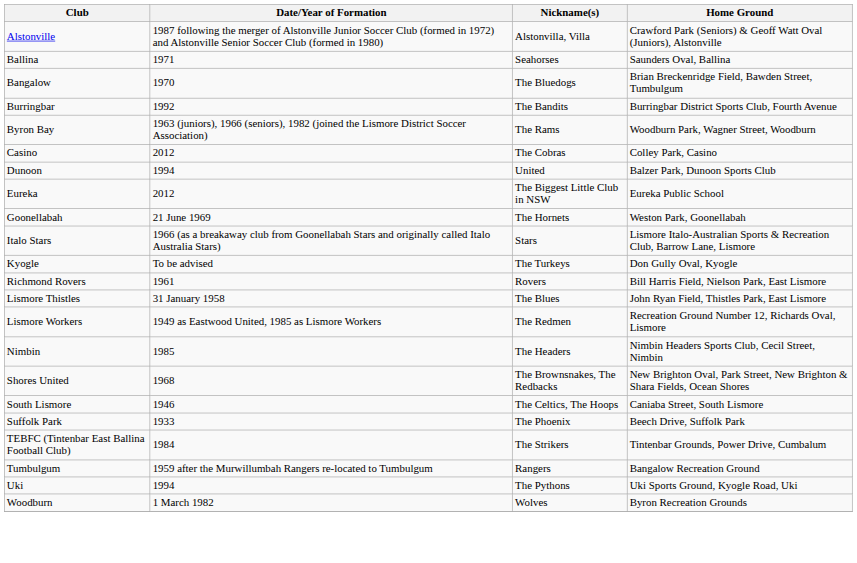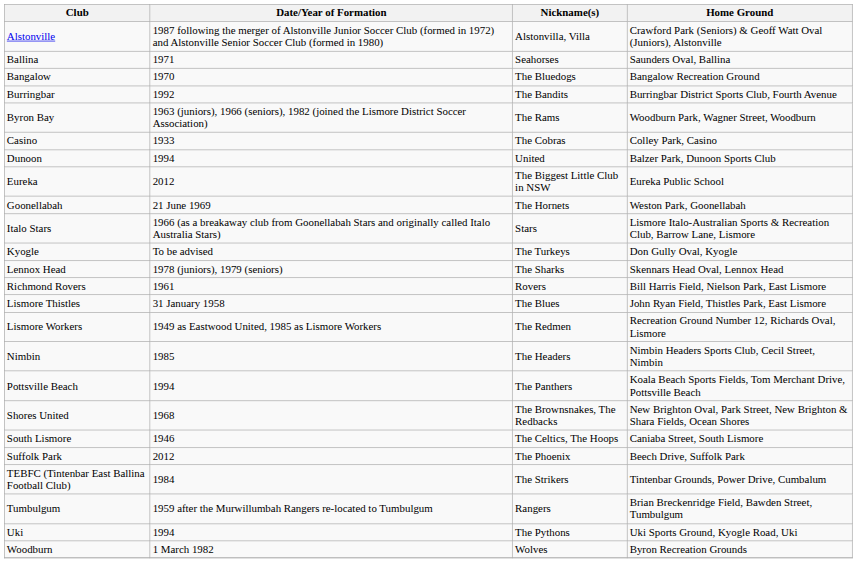(721, 83) Brian Breckenridge Field, Bawden Street, Tumbulgum -> (695, 77) Bangalow Recreation Ground
(164, 153) 2012 -> (164, 141) 1933
+ row: (36, 269)
+ row: (42, 386)
(164, 421) 1933 -> (164, 456) 2012
(695, 468) Bangalow Recreation Ground -> (721, 509) Brian Breckenridge Field, Bawden Street, Tumbulgum
